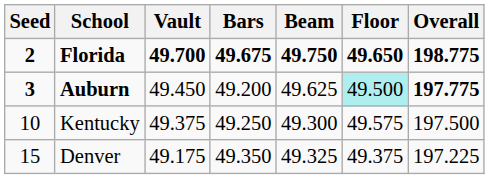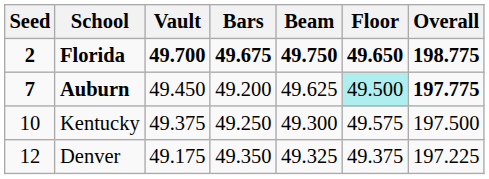(30, 89) 3 -> (30, 89) 7
(30, 156) 15 -> (30, 156) 12
